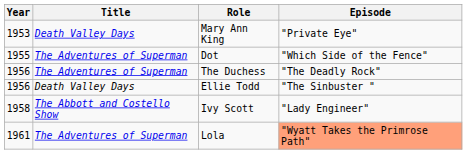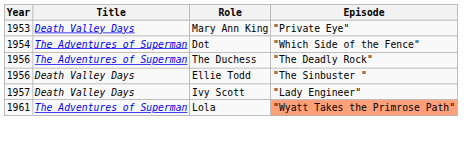(18, 55) 1955 -> (18, 44) 1954
(18, 109) 1958 -> (18, 92) 1957
(102, 109) The Abbott and Costello Show -> (85, 92) Death Valley Days
